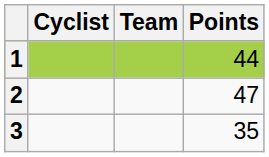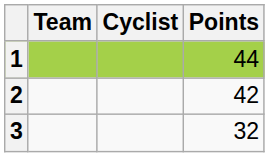columns swapped: (71, 22) <-> (149, 22)
(246, 95) 47 -> (246, 95) 42
(246, 132) 35 -> (246, 132) 32
